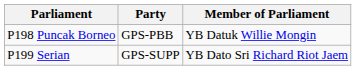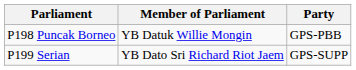columns swapped: (267, 14) <-> (151, 14)
